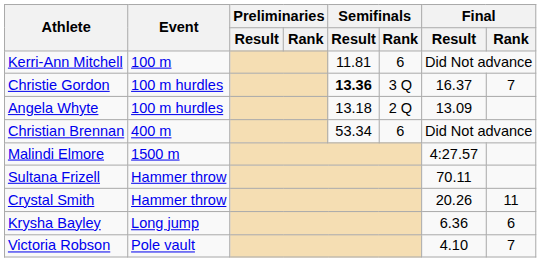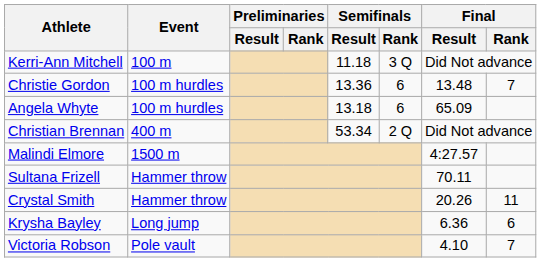(354, 62) 11.81 -> (354, 62) 11.18
(400, 62) 6 -> (400, 62) 3 Q
(354, 85) bold -> (354, 85) normal
(400, 85) 3 Q -> (400, 85) 6
(454, 85) 16.37 -> (454, 85) 13.48
(400, 108) 2 Q -> (400, 108) 6
(454, 108) 13.09 -> (454, 108) 65.09
(400, 131) 6 -> (400, 131) 2 Q
